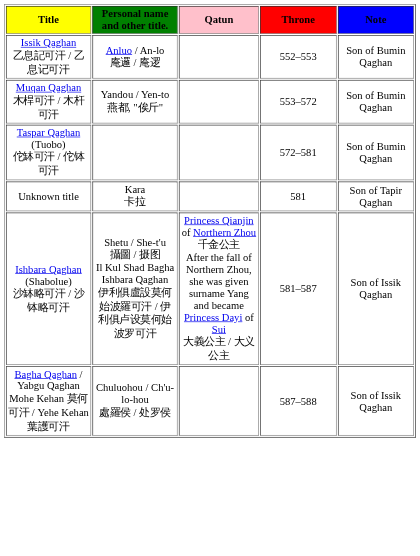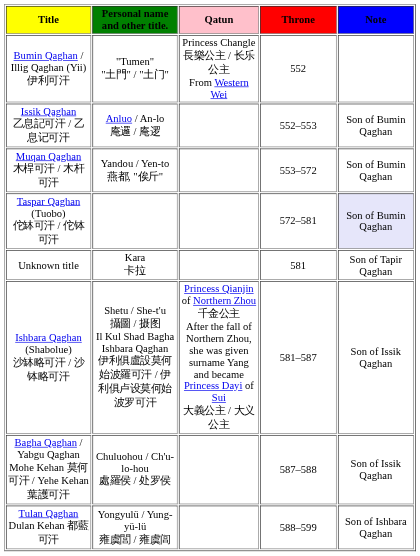+ row: (48, 68)
(376, 152) no background -> (376, 221) lavender background
+ row: (48, 526)
